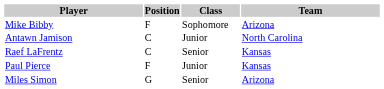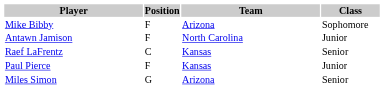columns swapped: (211, 10) <-> (310, 10)
(148, 38) C -> (148, 38) F
